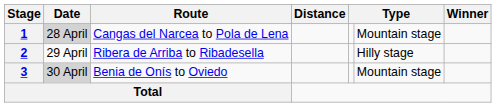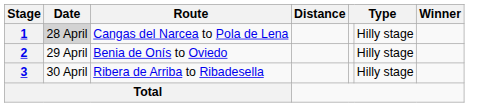(399, 33) Mountain stage -> (385, 33) Hilly stage
(179, 53) Ribera de Arriba to Ribadesella -> (160, 53) Benia de Onís to Oviedo
(67, 72) lightgrey background -> (67, 72) no background
(160, 72) Benia de Onís to Oviedo -> (179, 72) Ribera de Arriba to Ribadesella
(399, 72) Mountain stage -> (385, 72) Hilly stage
